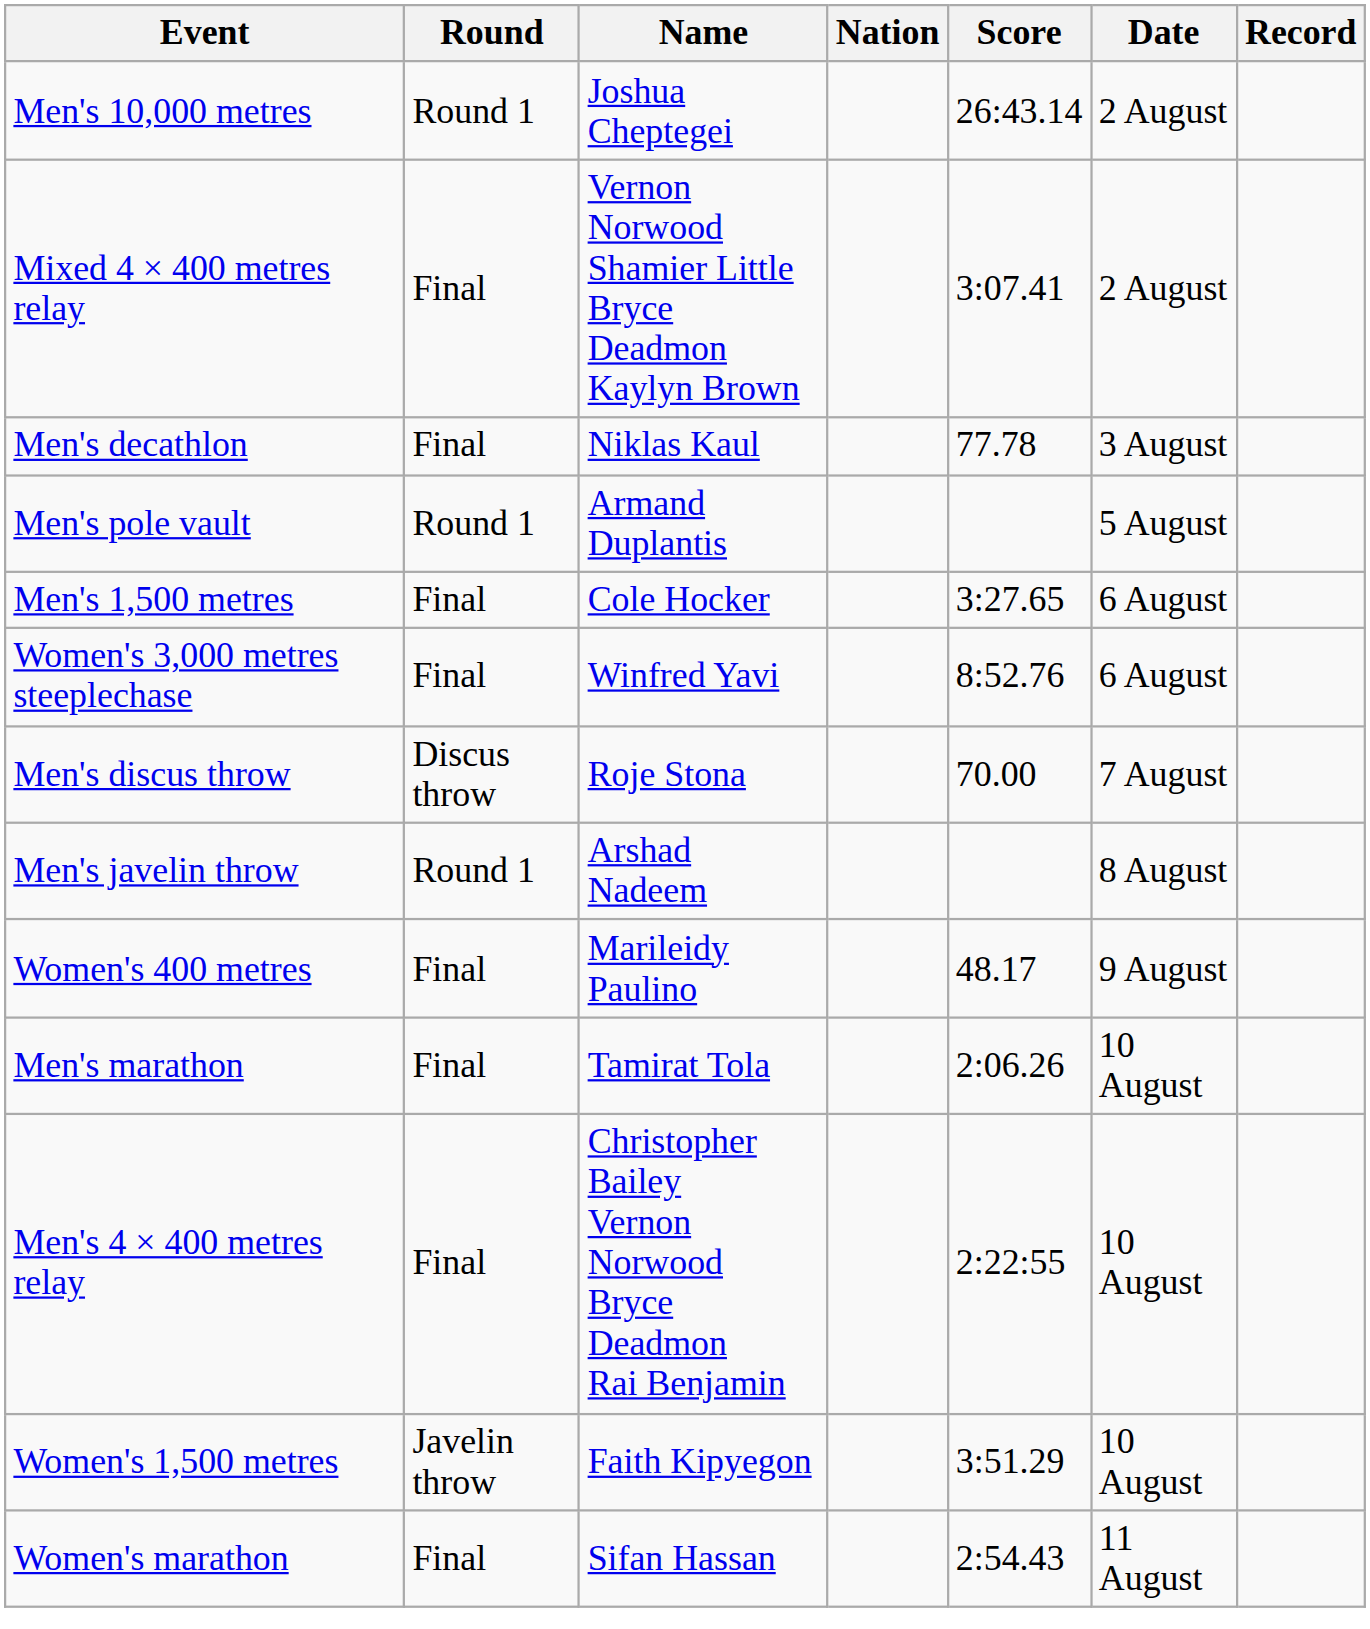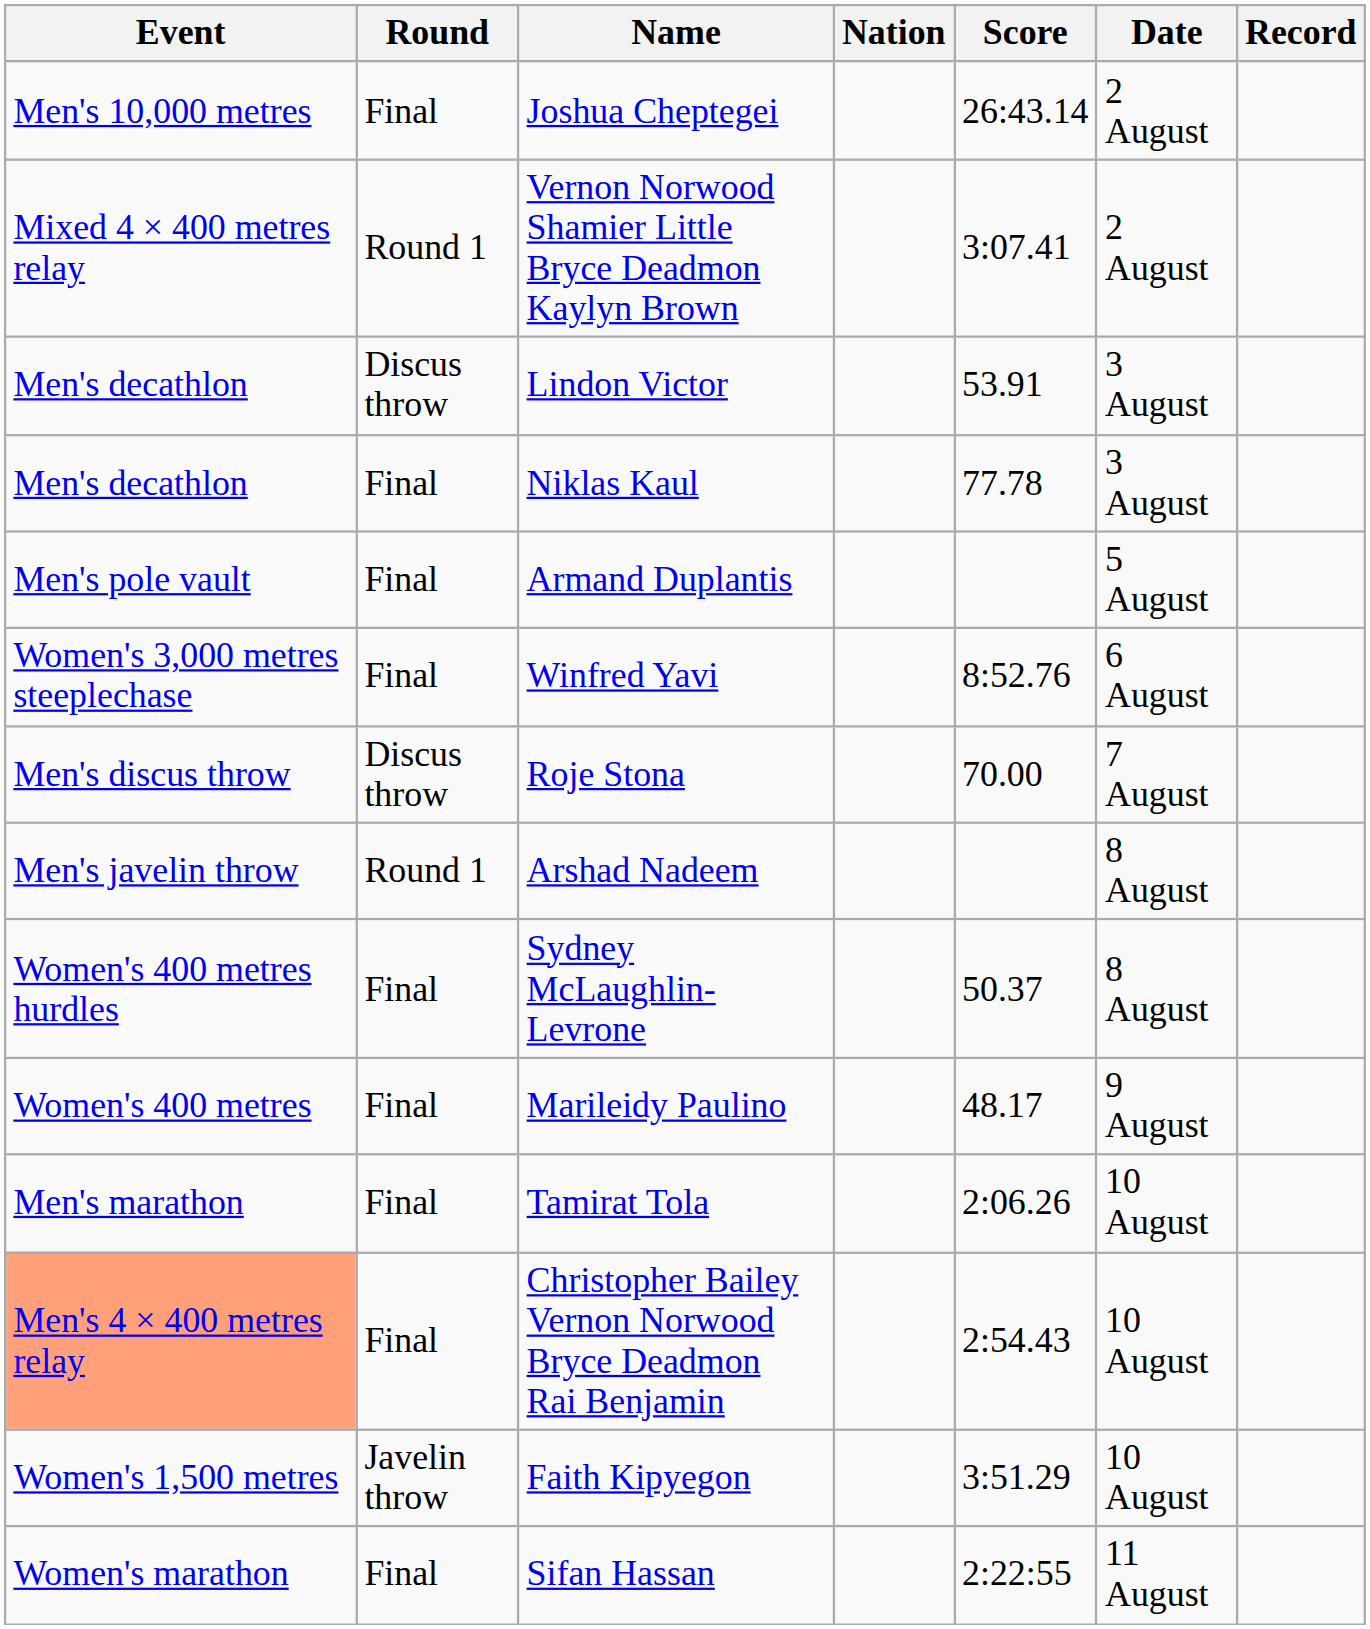(474, 109) Round 1 -> (401, 109) Final
(449, 287) Final -> (426, 247) Round 1
+ row: (627, 384)
(474, 522) Round 1 -> (401, 579) Final
- row: (679, 599)
+ row: (621, 988)
(168, 1262) no background -> (168, 1339) lightsalmon background
(1011, 1262) 2:22:55 -> (1016, 1339) 2:54.43
(1010, 1558) 2:54.43 -> (1017, 1574) 2:22:55
